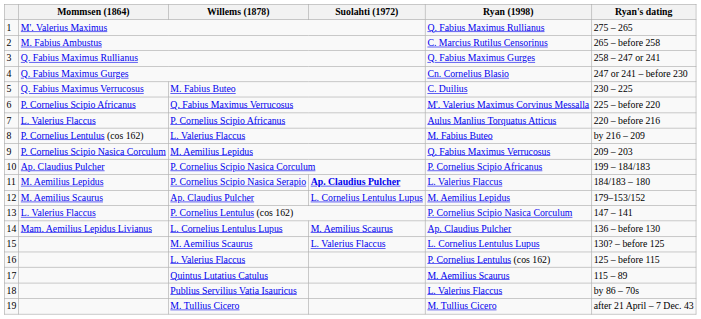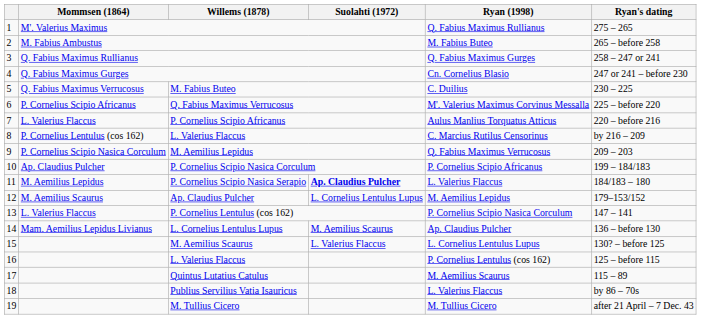(488, 43) C. Marcius Rutilus Censorinus -> (460, 43) M. Fabius Buteo
(460, 136) M. Fabius Buteo -> (488, 136) C. Marcius Rutilus Censorinus
